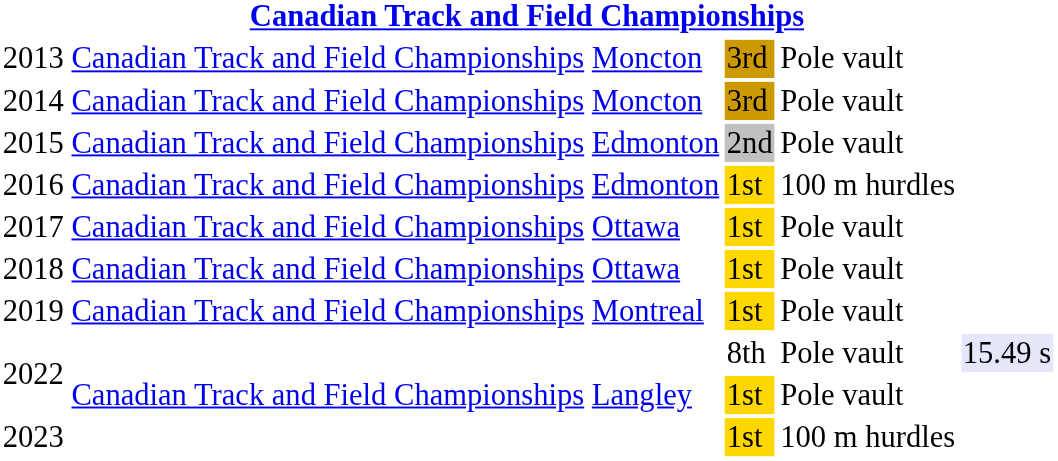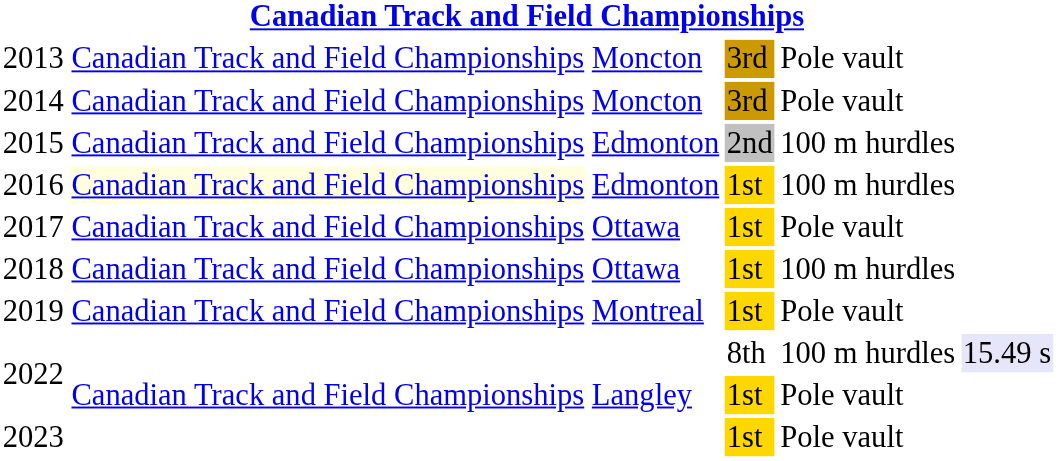(842, 142) Pole vault -> (868, 142) 100 m hurdles
(328, 184) no background -> (328, 184) lightyellow background
(842, 268) Pole vault -> (868, 268) 100 m hurdles
(842, 352) Pole vault -> (868, 352) 100 m hurdles
(868, 436) 100 m hurdles -> (842, 436) Pole vault
